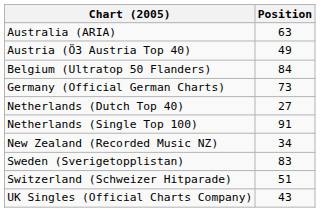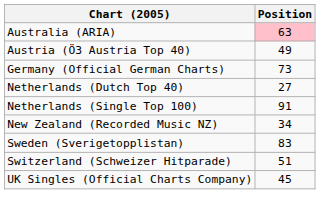(285, 32) no background -> (285, 32) pink background
- row: (109, 69)
(285, 198) 43 -> (285, 180) 45
